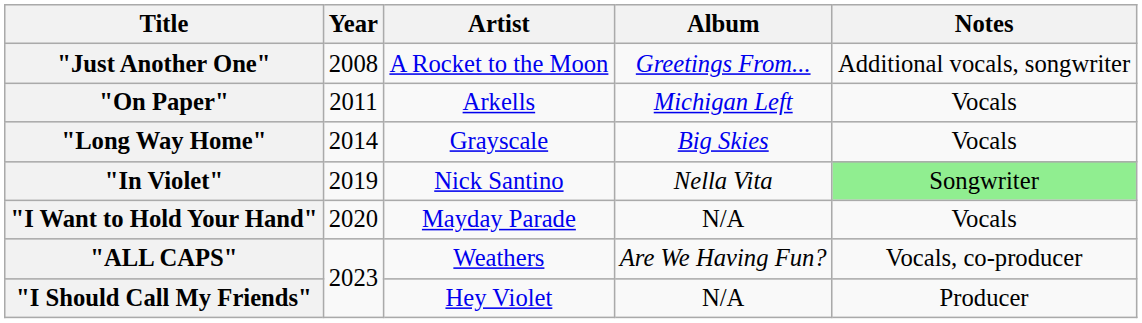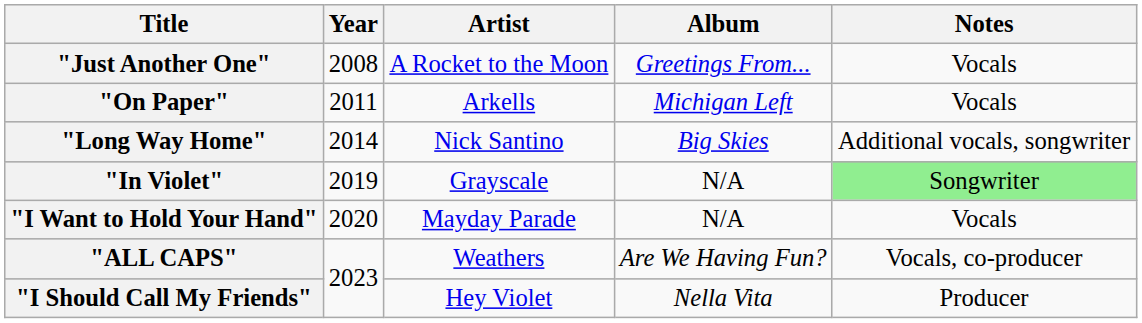(984, 63) Additional vocals, songwriter -> (984, 63) Vocals
(499, 141) Grayscale -> (499, 141) Nick Santino
(984, 141) Vocals -> (984, 141) Additional vocals, songwriter
(499, 180) Nick Santino -> (499, 180) Grayscale
(723, 180) Nella Vita -> (723, 180) N/A
(723, 297) N/A -> (723, 297) Nella Vita
